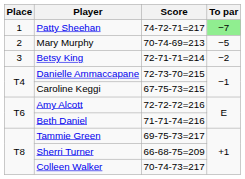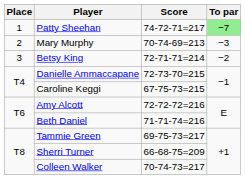(224, 43) −5 -> (224, 43) −3
